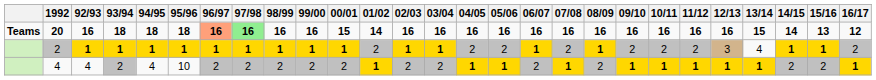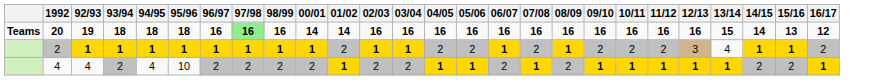- column: (312, 13)
(88, 31) 16 -> (88, 31) 19
(216, 31) lightsalmon background -> (216, 31) no background
(344, 31) 15 -> (312, 31) 14
